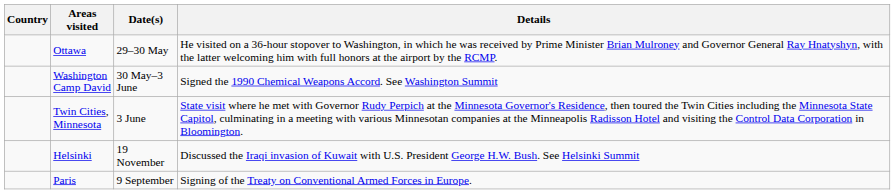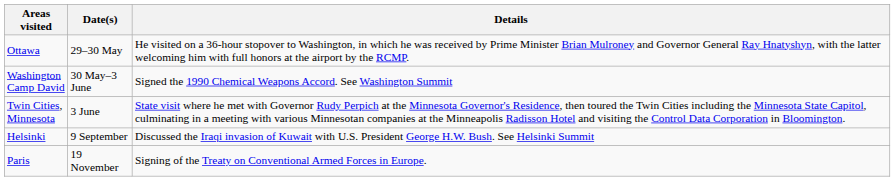- column: (27, 19)
(140, 155) 19 November -> (99, 136) 9 September
(145, 180) 9 September -> (94, 161) 19 November
